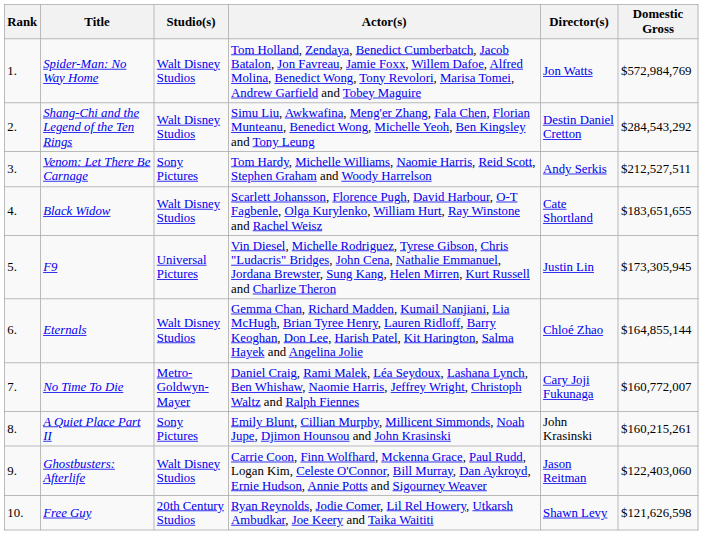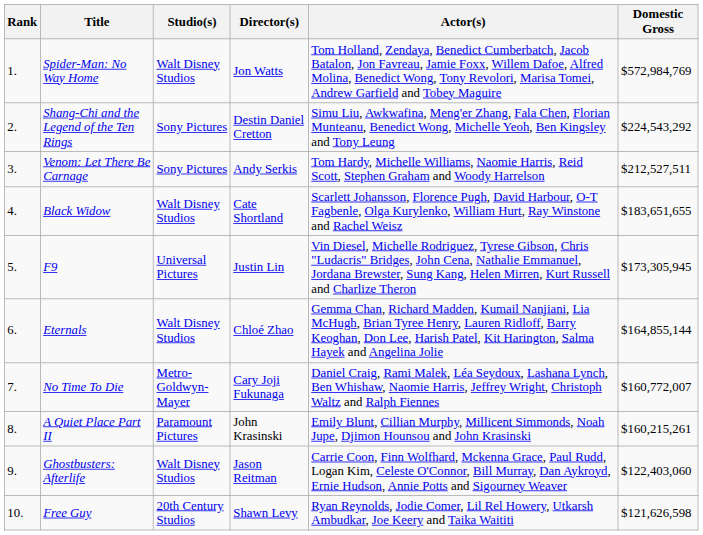columns swapped: (384, 21) <-> (579, 21)
(188, 127) Walt Disney Studios -> (192, 127) Sony Pictures
(656, 127) $284,543,292 -> (656, 127) $224,543,292
(177, 429) Sony Pictures -> (184, 429) Paramount Pictures
